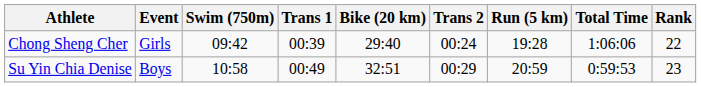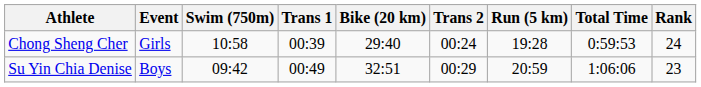(230, 43) 09:42 -> (230, 43) 10:58
(612, 43) 1:06:06 -> (612, 43) 0:59:53
(674, 43) 22 -> (674, 43) 24
(230, 69) 10:58 -> (230, 69) 09:42
(612, 69) 0:59:53 -> (612, 69) 1:06:06
